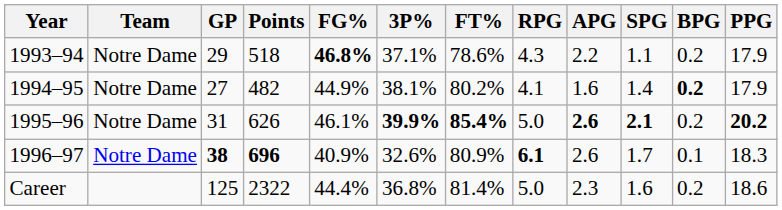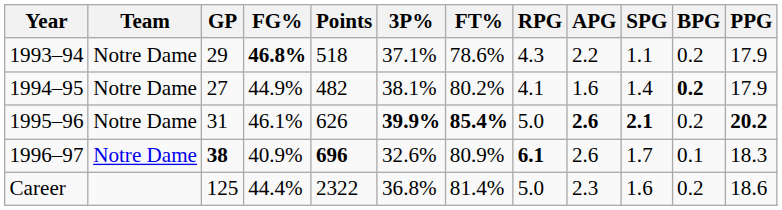columns swapped: (276, 21) <-> (343, 21)
